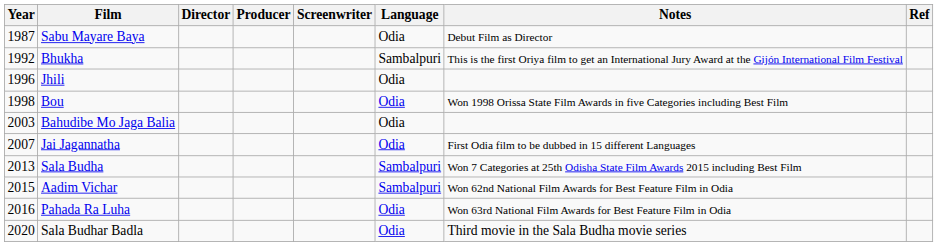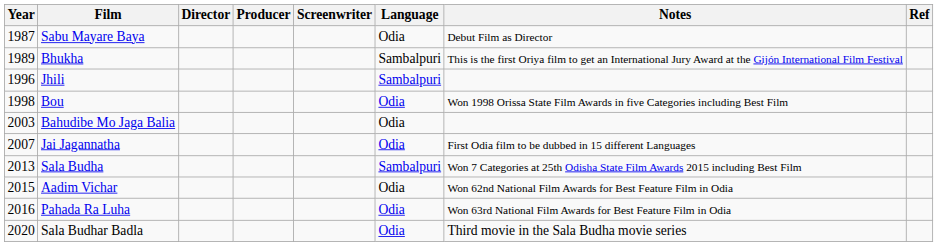(21, 58) 1992 -> (21, 58) 1989
(392, 79) Odia -> (410, 79) Sambalpuri
(410, 187) Sambalpuri -> (392, 187) Odia
